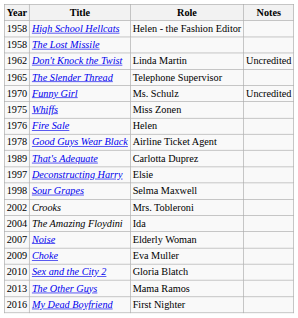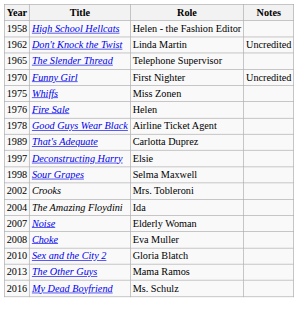- row: (66, 45)
(156, 93) Ms. Schulz -> (159, 77) First Nighter
(17, 256) 2009 -> (17, 239) 2008
(159, 304) First Nighter -> (156, 288) Ms. Schulz
